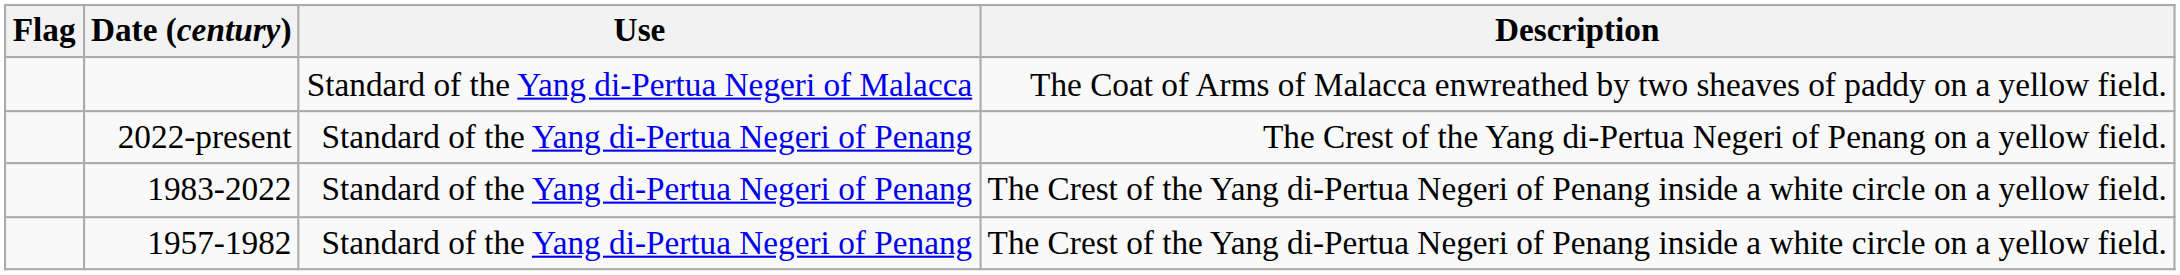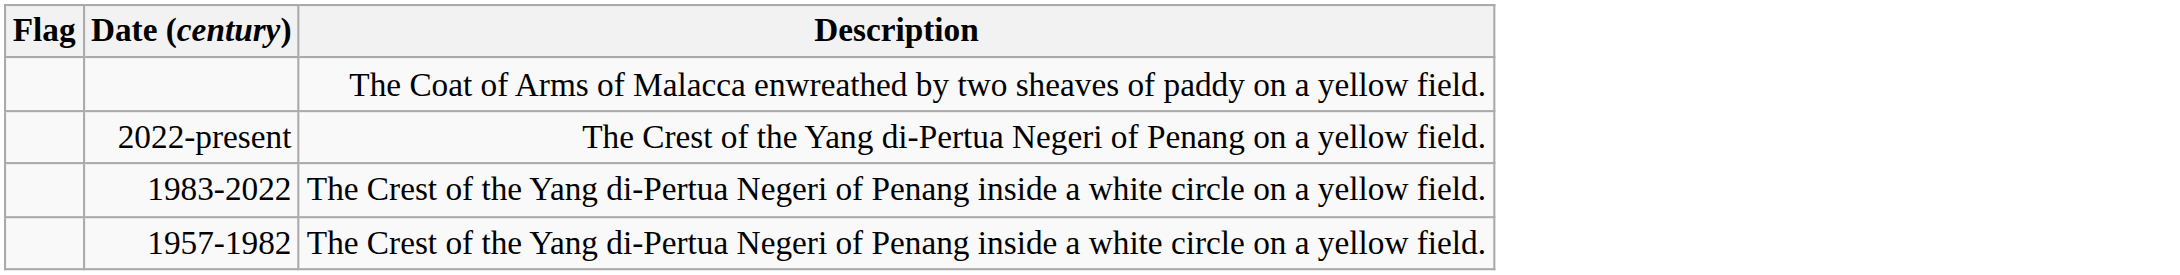- column: (639, 30)
